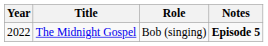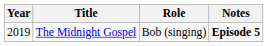(19, 32) 2022 -> (19, 32) 2019
